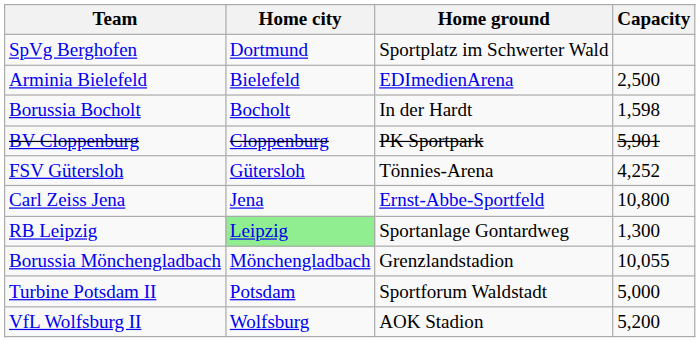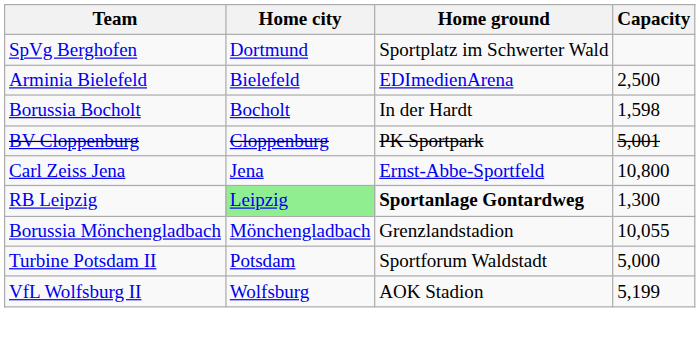(639, 140) 5,901 -> (639, 140) 5,001
- row: (66, 170)
(474, 230) normal -> (482, 200) bold
(639, 321) 5,200 -> (639, 291) 5,199
